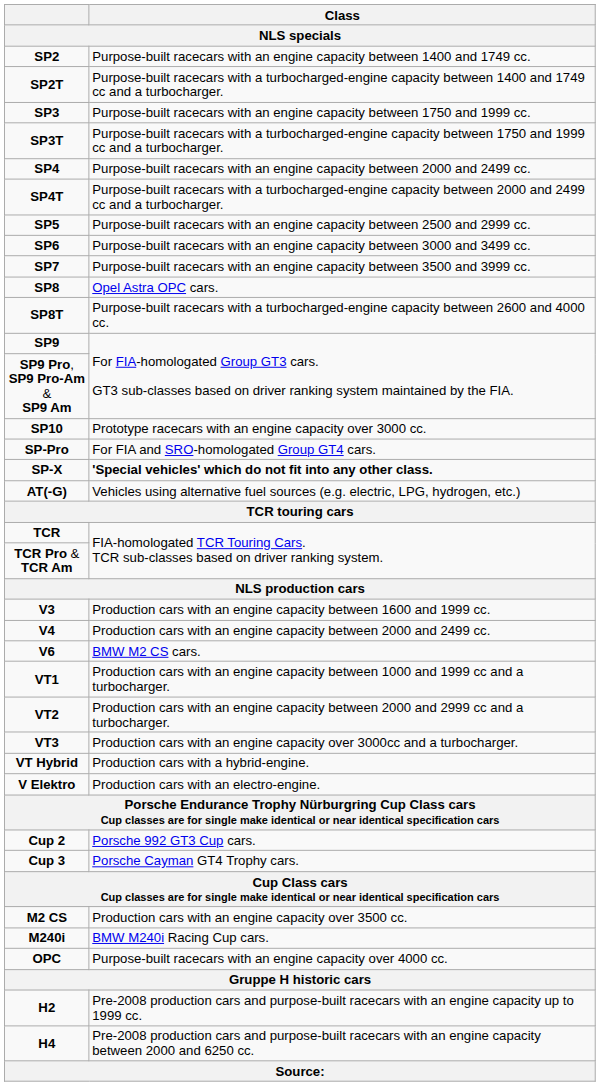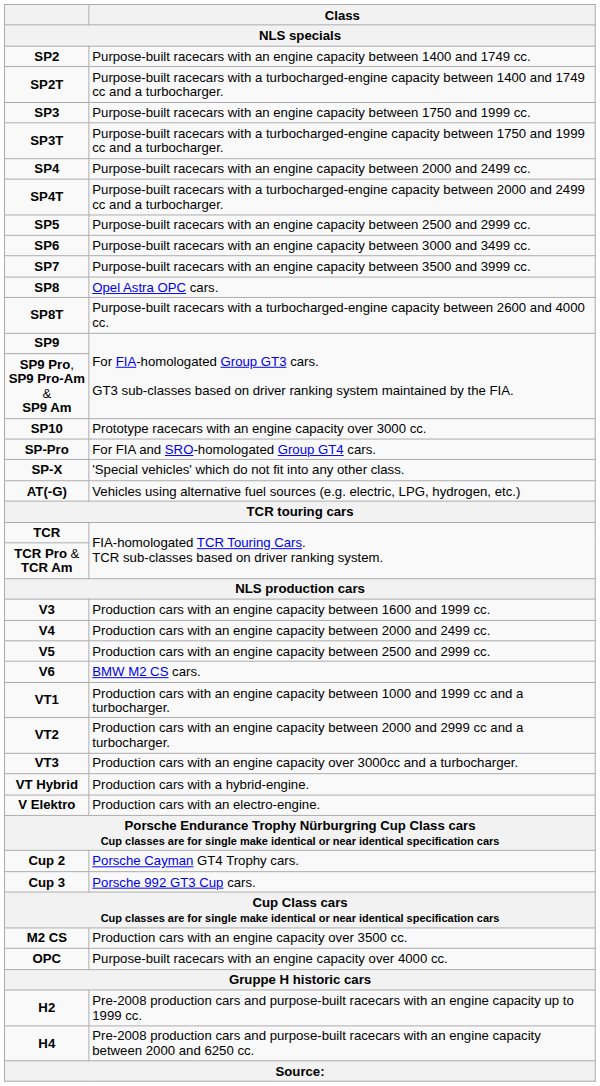(262, 470) bold -> (248, 470) normal
+ row: (47, 651)
(174, 840) Porsche 992 GT3 Cup cars. -> (196, 861) Porsche Cayman GT4 Trophy cars.
(196, 861) Porsche Cayman GT4 Trophy cars. -> (174, 882) Porsche 992 GT3 Cup cars.
- row: (47, 938)
